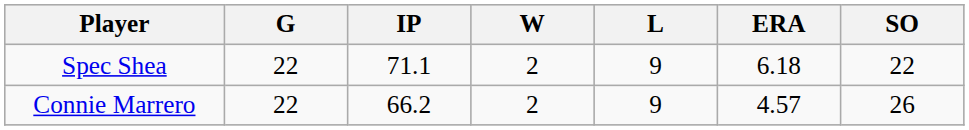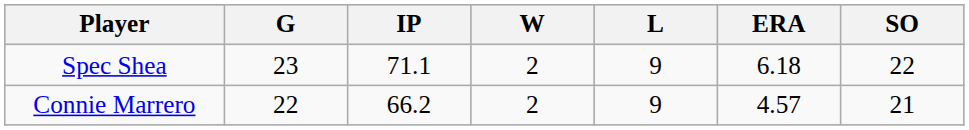(286, 64) 22 -> (286, 64) 23
(902, 104) 26 -> (902, 104) 21
